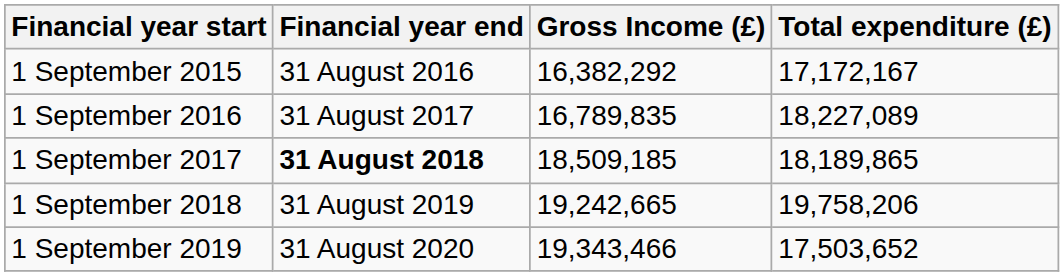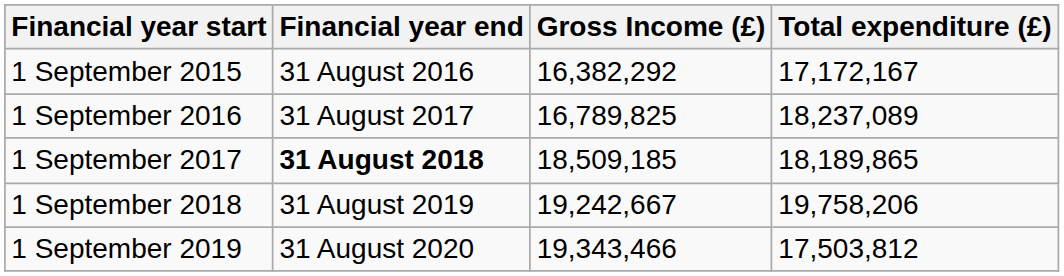(607, 115) 16,789,835 -> (607, 115) 16,789,825
(848, 115) 18,227,089 -> (848, 115) 18,237,089
(607, 204) 19,242,665 -> (607, 204) 19,242,667
(848, 248) 17,503,652 -> (848, 248) 17,503,812
